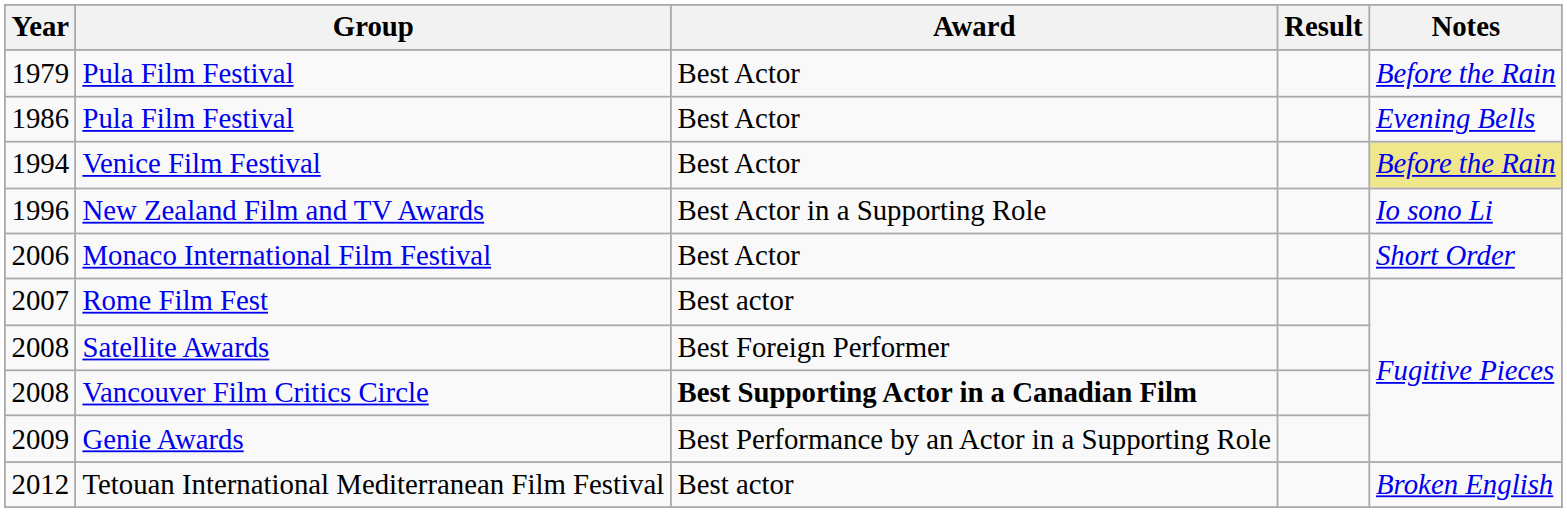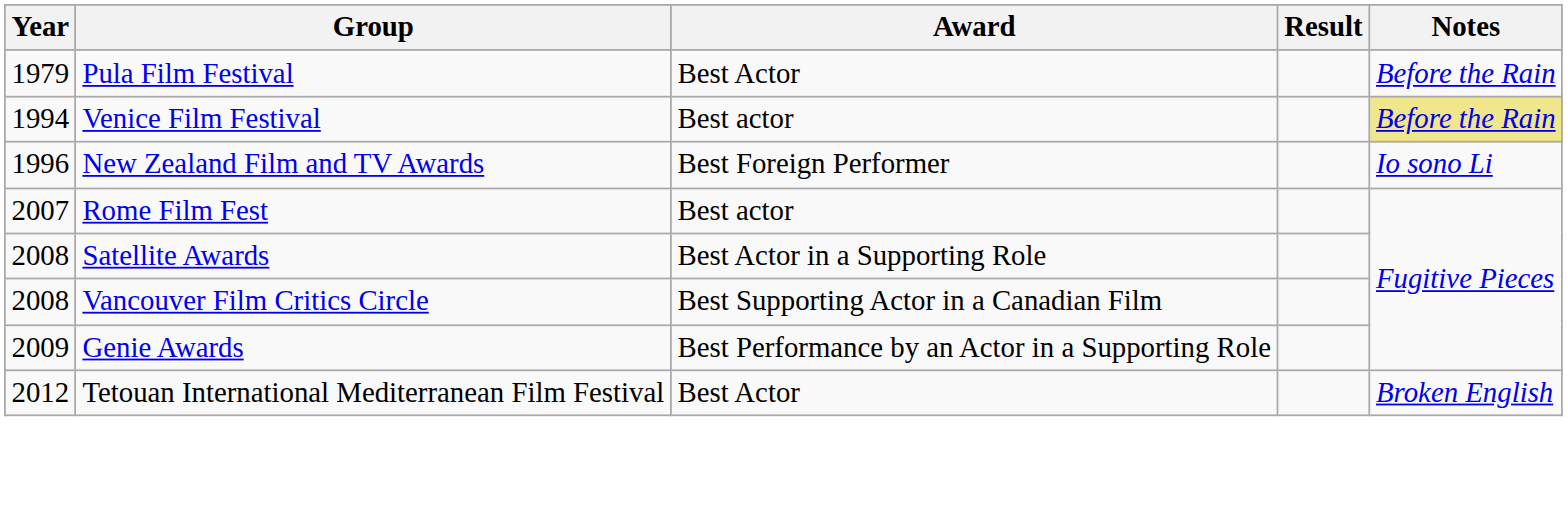- row: (40, 118)
(739, 164) Best Actor -> (735, 118) Best actor
(862, 210) Best Actor in a Supporting Role -> (813, 164) Best Foreign Performer
- row: (40, 255)
(813, 347) Best Foreign Performer -> (862, 255) Best Actor in a Supporting Role
(937, 392) bold -> (920, 301) normal
(735, 484) Best actor -> (739, 392) Best Actor
